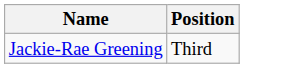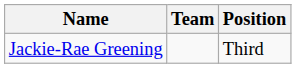+ column: (193, 19)
